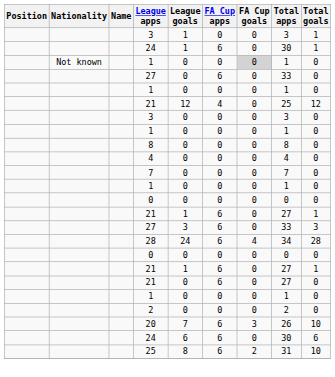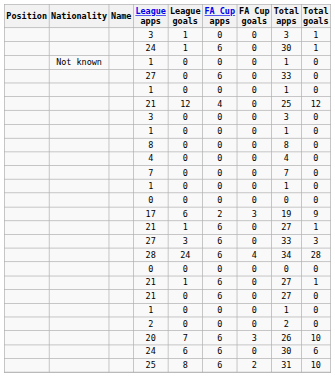(254, 62) lightgrey background -> (254, 62) no background
+ row: (79, 214)
